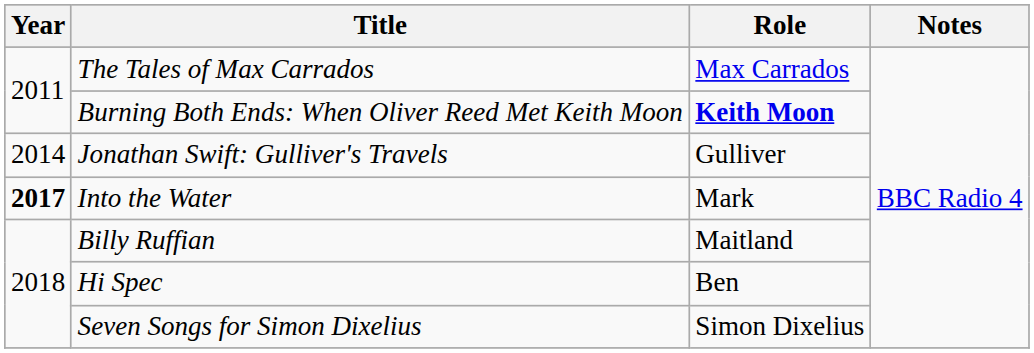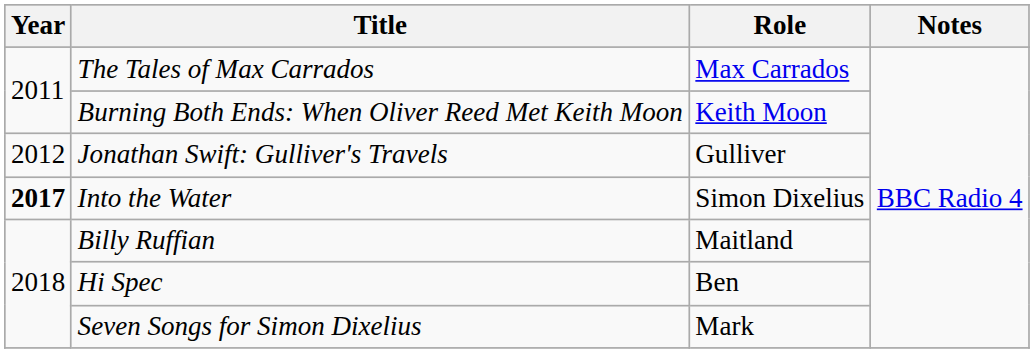(765, 111) bold -> (761, 111) normal
(38, 154) 2014 -> (38, 154) 2012
(725, 197) Mark -> (780, 197) Simon Dixelius
(780, 326) Simon Dixelius -> (725, 326) Mark
